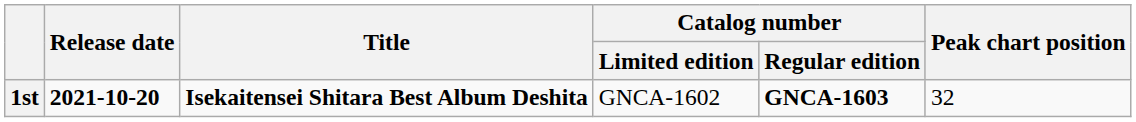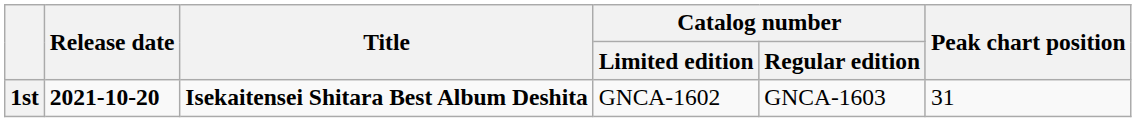(826, 97) bold -> (825, 97) normal
(943, 97) 32 -> (943, 97) 31
